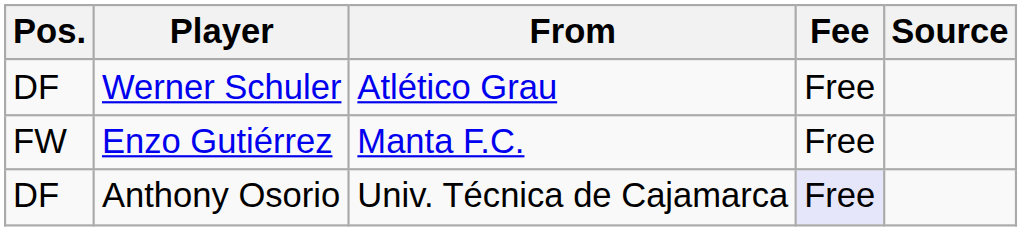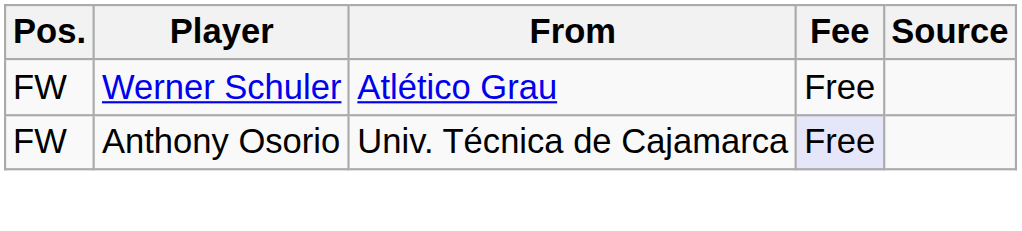(36, 86) DF -> (40, 86) FW
- row: (217, 141)
(36, 196) DF -> (40, 141) FW
